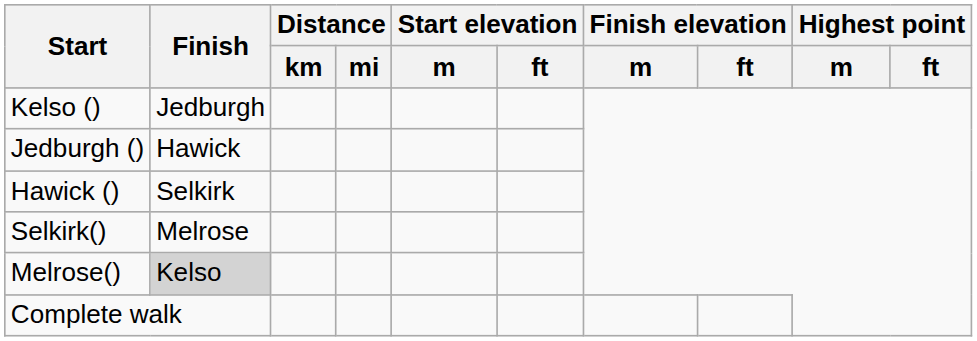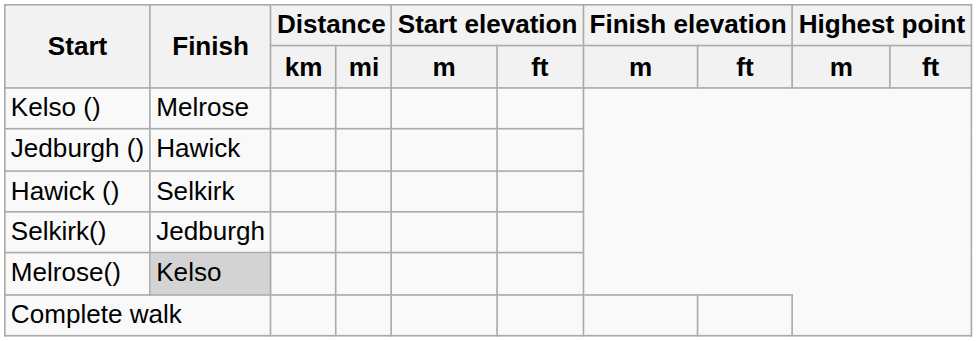(211, 107) Jedburgh -> (203, 107) Melrose
(203, 231) Melrose -> (211, 231) Jedburgh
